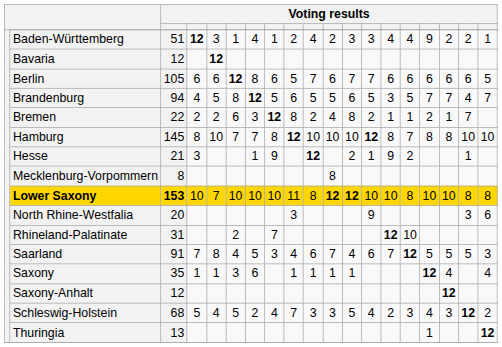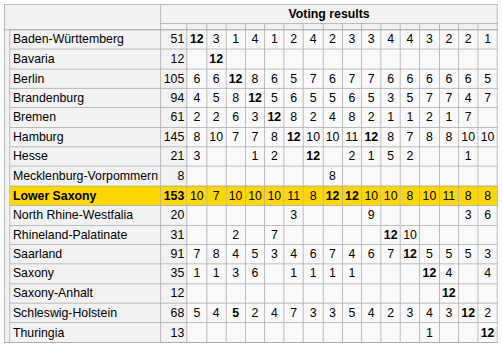(429, 39) 9 -> (429, 39) 3
(177, 117) 22 -> (177, 117) 61
(352, 137) 10 -> (352, 137) 11
(274, 156) 9 -> (274, 156) 2
(391, 156) 9 -> (391, 156) 5
(449, 195) 10 -> (449, 195) 11
(236, 313) normal -> (236, 313) bold
